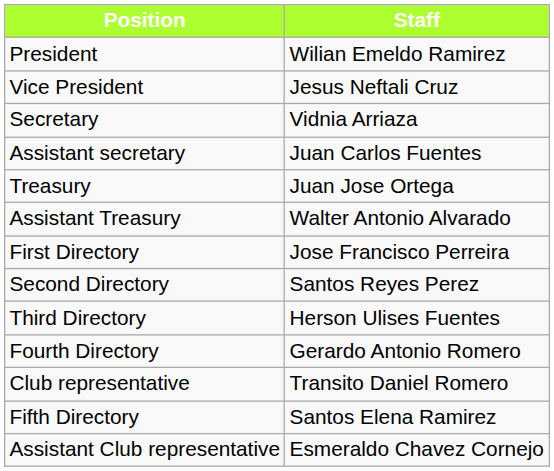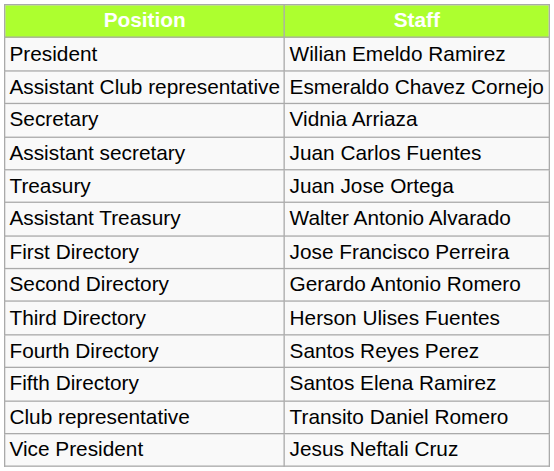rows swapped: (76, 86) <-> (145, 449)
(384, 284) Santos Reyes Perez -> (405, 284) Gerardo Antonio Romero
(405, 350) Gerardo Antonio Romero -> (384, 350) Santos Reyes Perez
rows swapped: (74, 416) <-> (100, 383)
